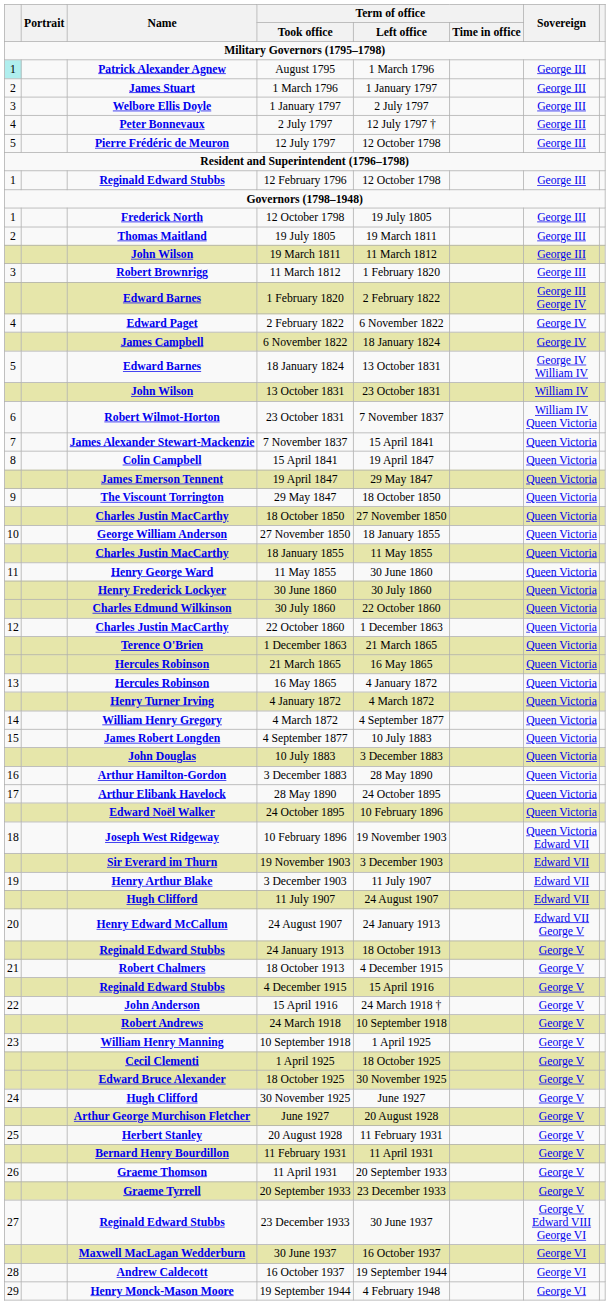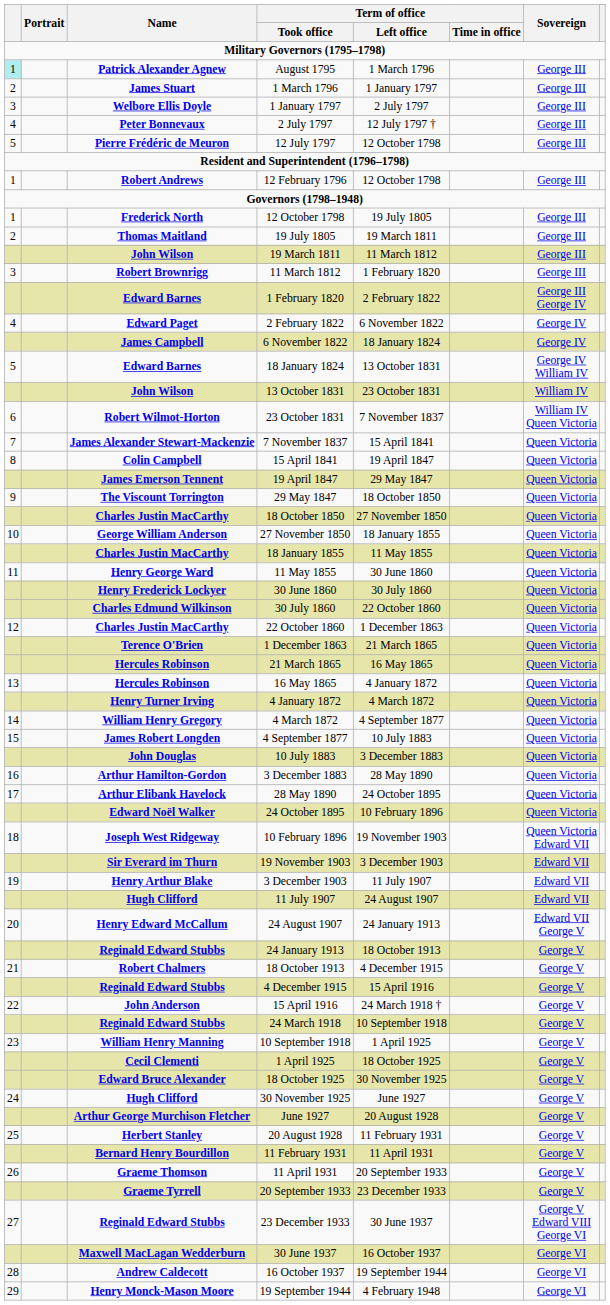(162, 180) Reginald Edward Stubbs -> (162, 180) Robert Andrews
(162, 1024) Robert Andrews -> (162, 1024) Reginald Edward Stubbs
